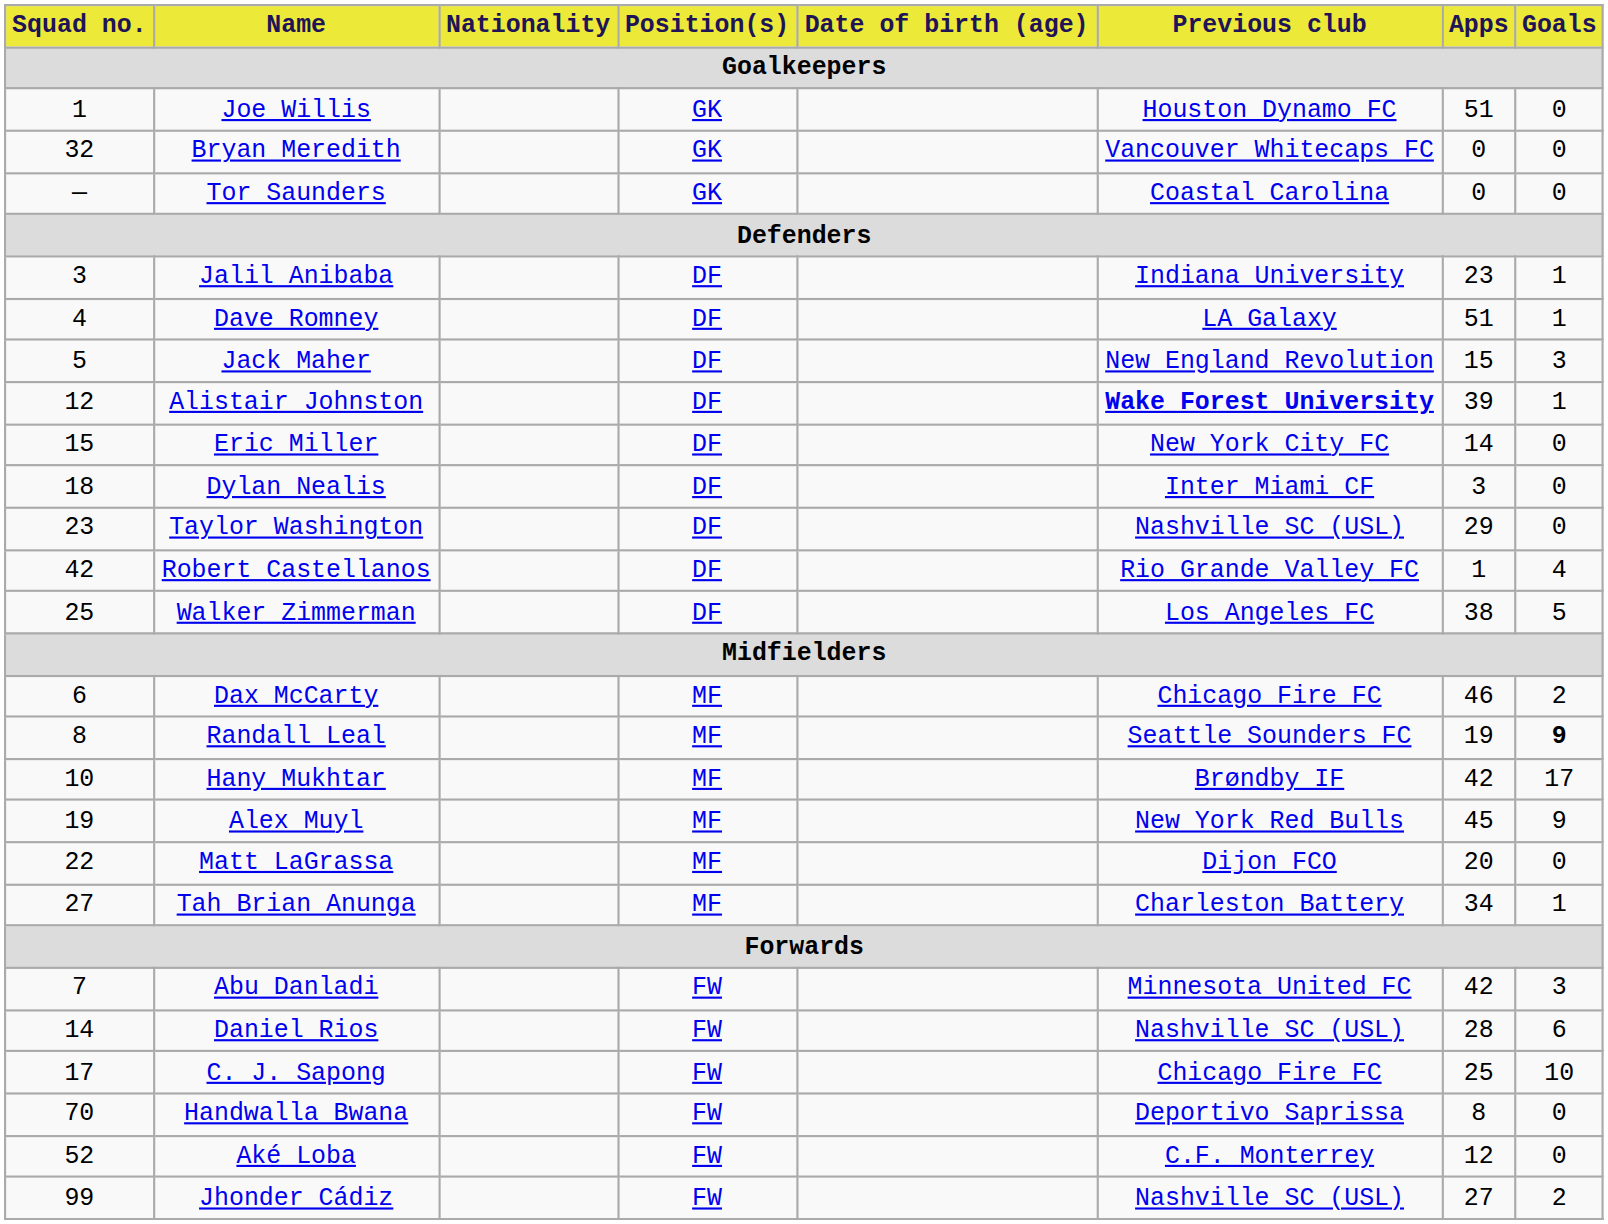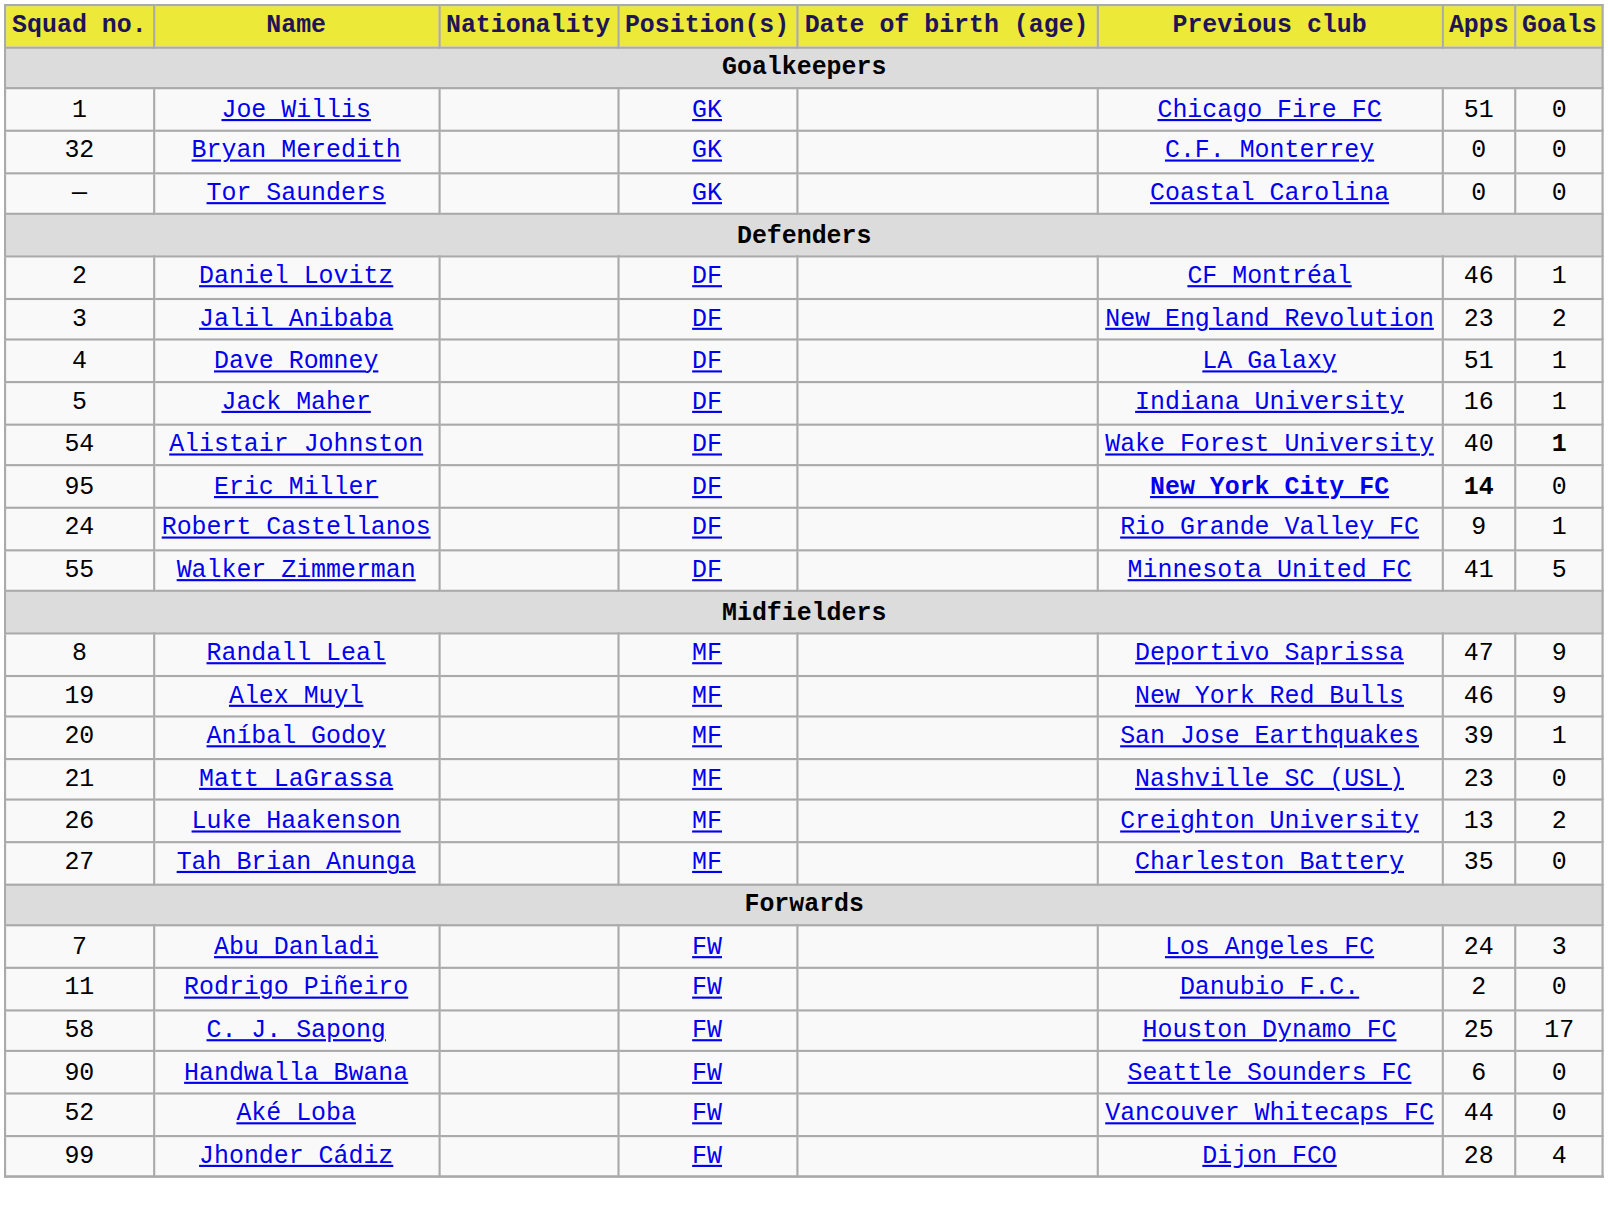(1270, 109) Houston Dynamo FC -> (1270, 109) Chicago Fire FC
(1270, 151) Vancouver Whitecaps FC -> (1270, 151) C.F. Monterrey
+ row: (296, 277)
(1270, 277) Indiana University -> (1270, 319) New England Revolution
(1559, 277) 1 -> (1559, 319) 2
(1270, 361) New England Revolution -> (1270, 402) Indiana University
(1479, 361) 15 -> (1479, 402) 16
(1559, 361) 3 -> (1559, 402) 1
(79, 402) 12 -> (79, 444) 54
(1270, 402) bold -> (1270, 444) normal
(1479, 402) 39 -> (1479, 444) 40
(1559, 402) normal -> (1559, 444) bold
(79, 444) 15 -> (79, 486) 95
(1270, 444) normal -> (1270, 486) bold
(1479, 444) normal -> (1479, 486) bold
- row: (296, 486)
- row: (296, 528)
(79, 570) 42 -> (79, 528) 24
(1479, 570) 1 -> (1479, 528) 9
(1559, 570) 4 -> (1559, 528) 1
(79, 612) 25 -> (79, 570) 55
(1270, 612) Los Angeles FC -> (1270, 570) Minnesota United FC
(1479, 612) 38 -> (1479, 570) 41
- row: (296, 696)
(1270, 737) Seattle Sounders FC -> (1270, 654) Deportivo Saprissa
(1479, 737) 19 -> (1479, 654) 47
(1559, 737) bold -> (1559, 654) normal
- row: (296, 779)
(1479, 821) 45 -> (1479, 696) 46
+ row: (296, 737)
(79, 863) 22 -> (79, 779) 21
(1270, 863) Dijon FCO -> (1270, 779) Nashville SC (USL)
(1479, 863) 20 -> (1479, 779) 23
+ row: (296, 821)
(1479, 905) 34 -> (1479, 863) 35
(1559, 905) 1 -> (1559, 863) 0
(1270, 989) Minnesota United FC -> (1270, 947) Los Angeles FC
(1479, 989) 42 -> (1479, 947) 24
+ row: (296, 989)
- row: (296, 1031)
(79, 1072) 17 -> (79, 1031) 58
(1270, 1072) Chicago Fire FC -> (1270, 1031) Houston Dynamo FC
(1559, 1072) 10 -> (1559, 1031) 17
(79, 1114) 70 -> (79, 1072) 90
(1270, 1114) Deportivo Saprissa -> (1270, 1072) Seattle Sounders FC
(1479, 1114) 8 -> (1479, 1072) 6
(1270, 1156) C.F. Monterrey -> (1270, 1114) Vancouver Whitecaps FC
(1479, 1156) 12 -> (1479, 1114) 44
(1270, 1198) Nashville SC (USL) -> (1270, 1156) Dijon FCO
(1479, 1198) 27 -> (1479, 1156) 28
(1559, 1198) 2 -> (1559, 1156) 4
